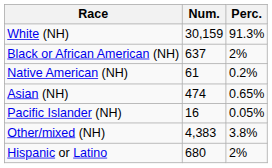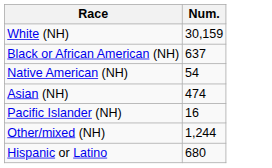- column: (247, 14)
(192, 73) 61 -> (192, 73) 54
(201, 133) 4,383 -> (201, 133) 1,244
